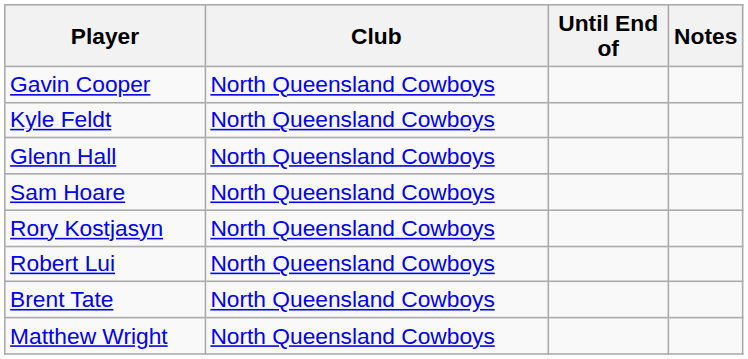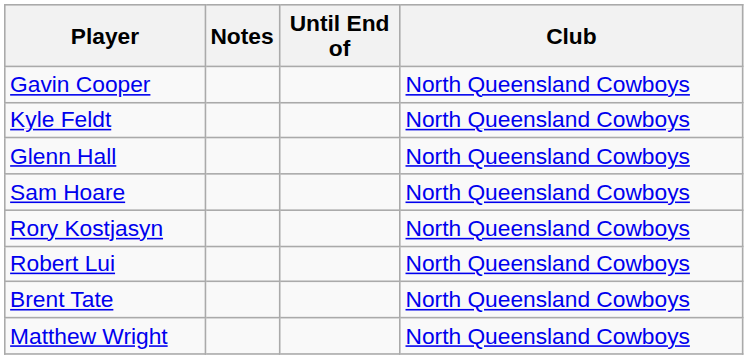columns swapped: (376, 36) <-> (706, 36)
